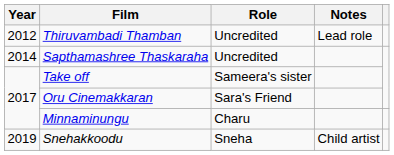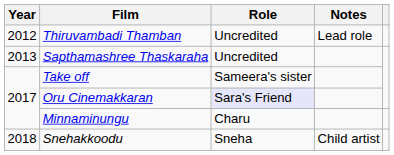(22, 56) 2014 -> (22, 56) 2013
(253, 98) no background -> (253, 98) lavender background
(22, 139) 2019 -> (22, 139) 2018
